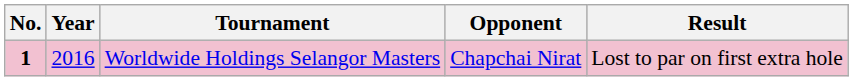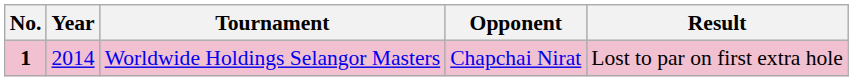(73, 58) 2016 -> (73, 58) 2014
